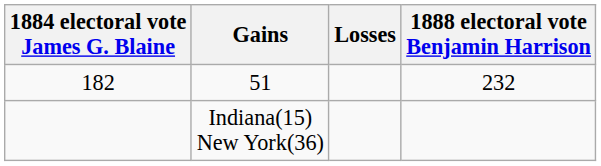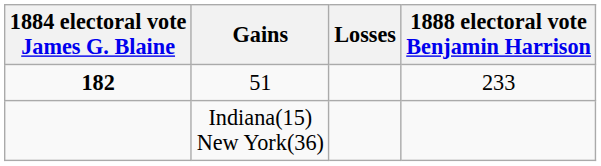(98, 82) normal -> (98, 82) bold
(499, 82) 232 -> (499, 82) 233
